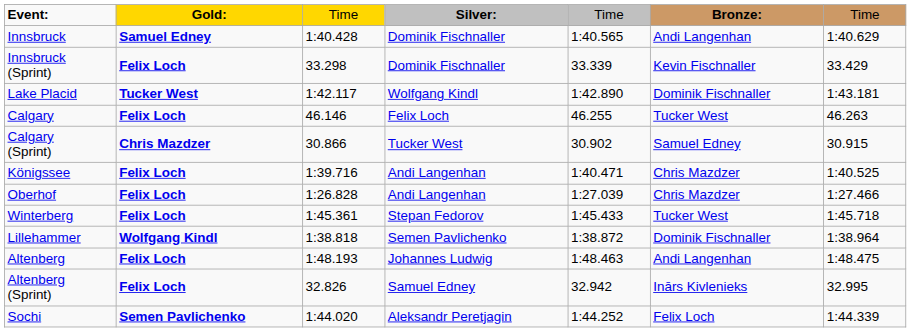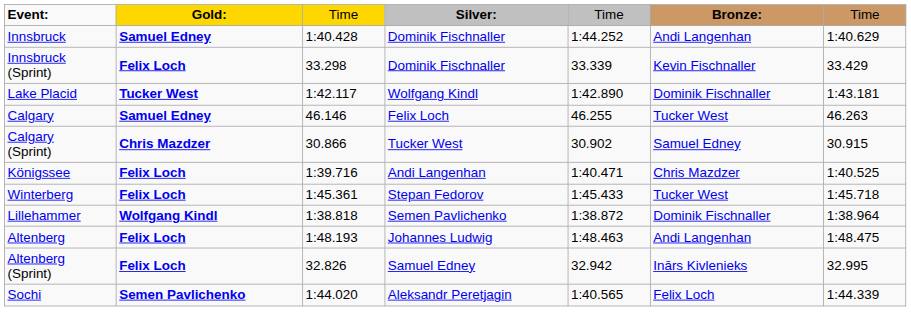(597, 36) 1:40.565 -> (597, 36) 1:44.252
(152, 115) Felix Loch -> (165, 115) Samuel Edney
- row: (32, 194)
(597, 316) 1:44.252 -> (597, 294) 1:40.565
